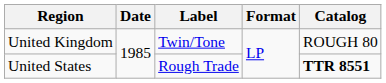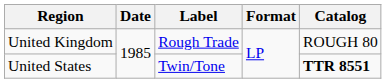(192, 41) Twin/Tone -> (198, 41) Rough Trade
(198, 66) Rough Trade -> (192, 66) Twin/Tone
